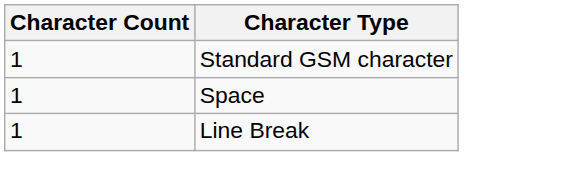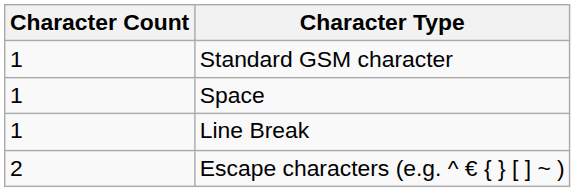+ row: (382, 167)
